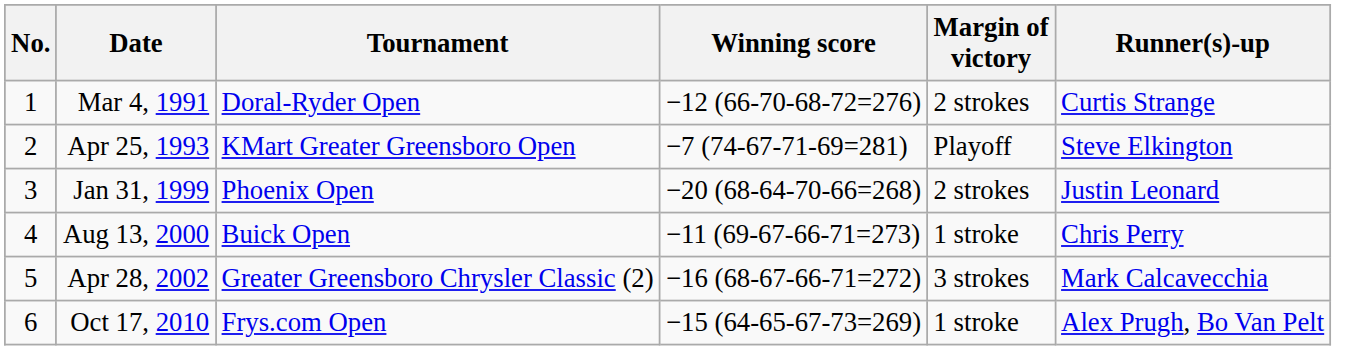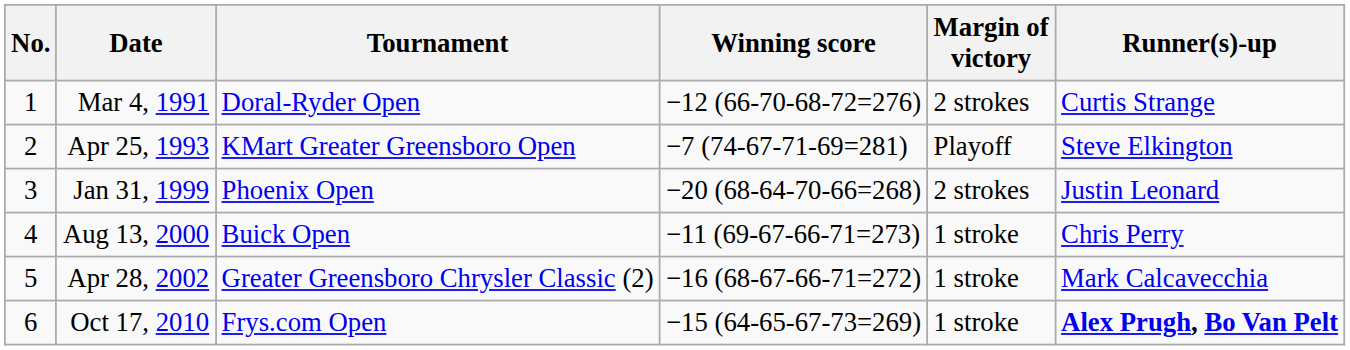(981, 278) 3 strokes -> (976, 278) 1 stroke
(1193, 323) normal -> (1200, 323) bold
